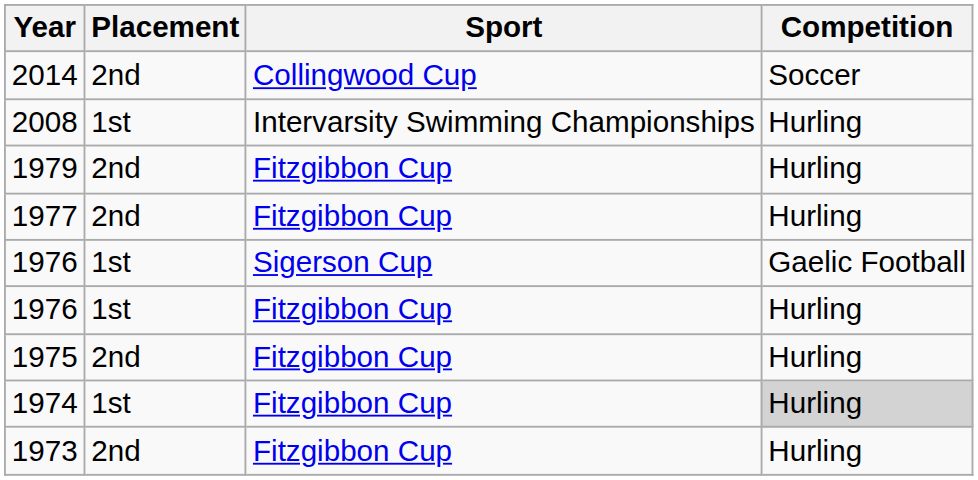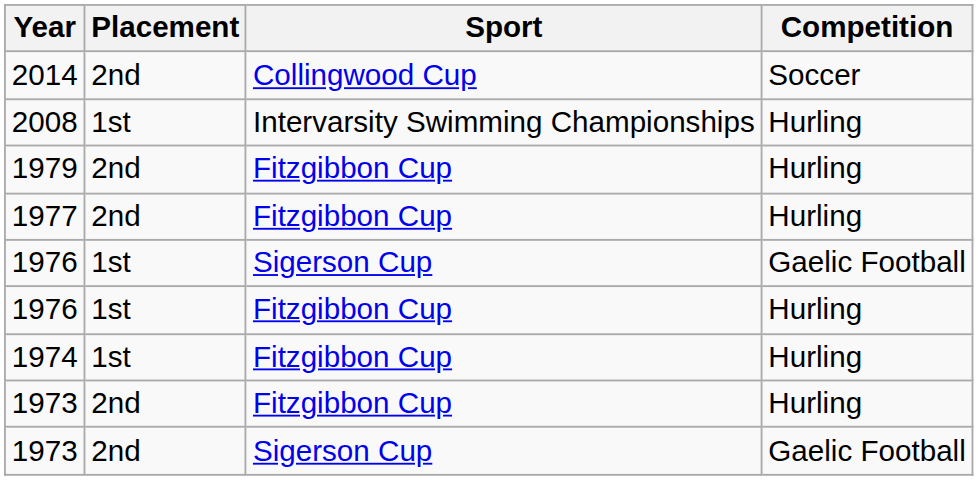- row: (45, 356)
(815, 403) lightgrey background -> (815, 356) no background
+ row: (45, 450)
